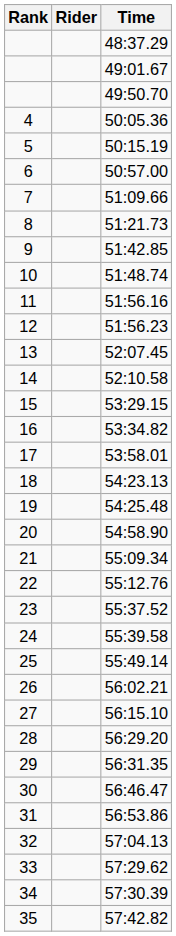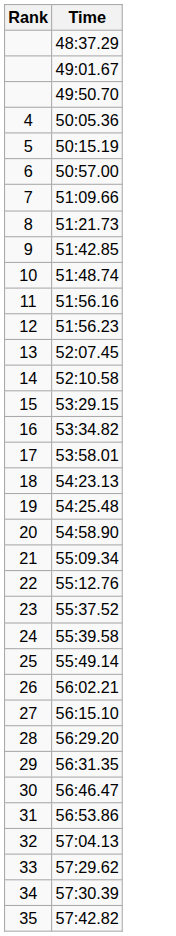- column: (76, 18)
